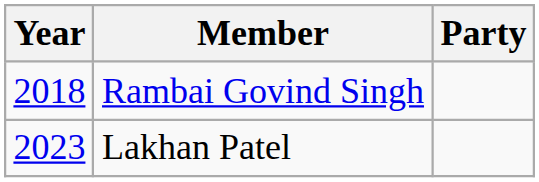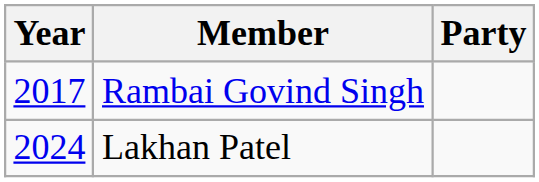(49, 90) 2018 -> (49, 90) 2017
(49, 147) 2023 -> (49, 147) 2024
